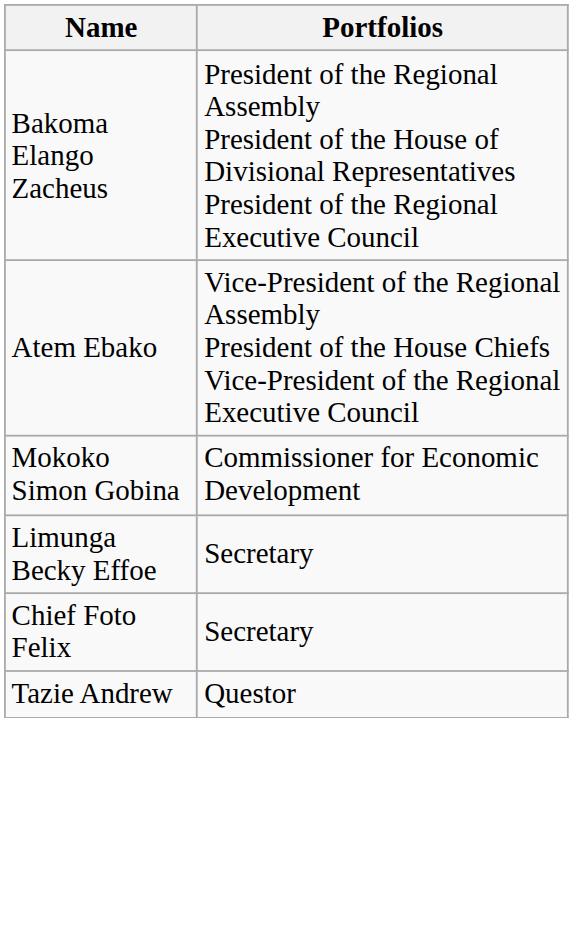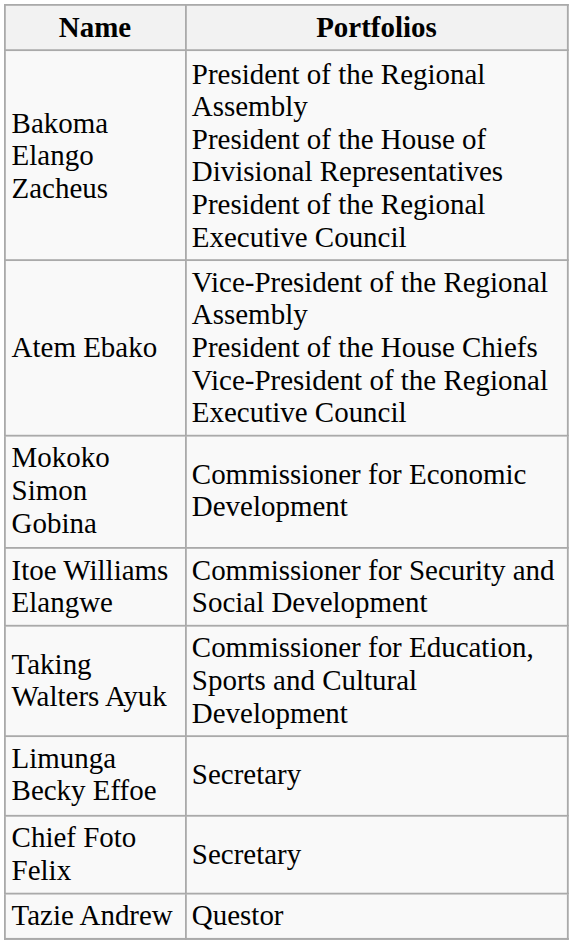+ row: (90, 585)
+ row: (89, 680)
